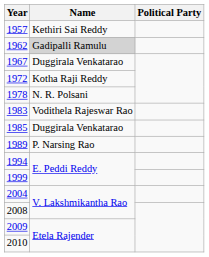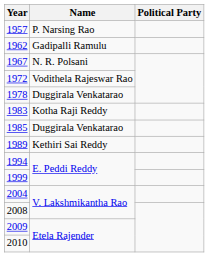(70, 29) Kethiri Sai Reddy -> (63, 29) P. Narsing Rao
(69, 45) lightgrey background -> (69, 45) no background
(78, 62) Duggirala Venkatarao -> (60, 62) N. R. Polsani
(70, 78) Kotha Raji Reddy -> (82, 78) Vodithela Rajeswar Rao
(60, 95) N. R. Polsani -> (78, 95) Duggirala Venkatarao
(82, 111) Vodithela Rajeswar Rao -> (70, 111) Kotha Raji Reddy
(63, 144) P. Narsing Rao -> (70, 144) Kethiri Sai Reddy
